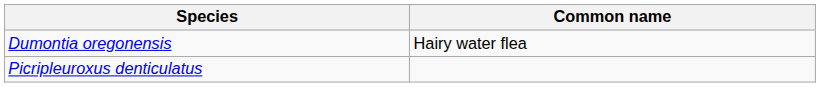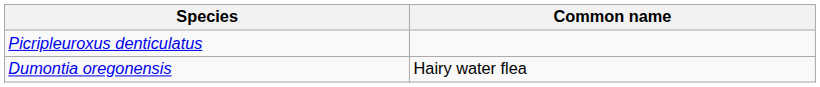rows swapped: (90, 43) <-> (105, 69)
